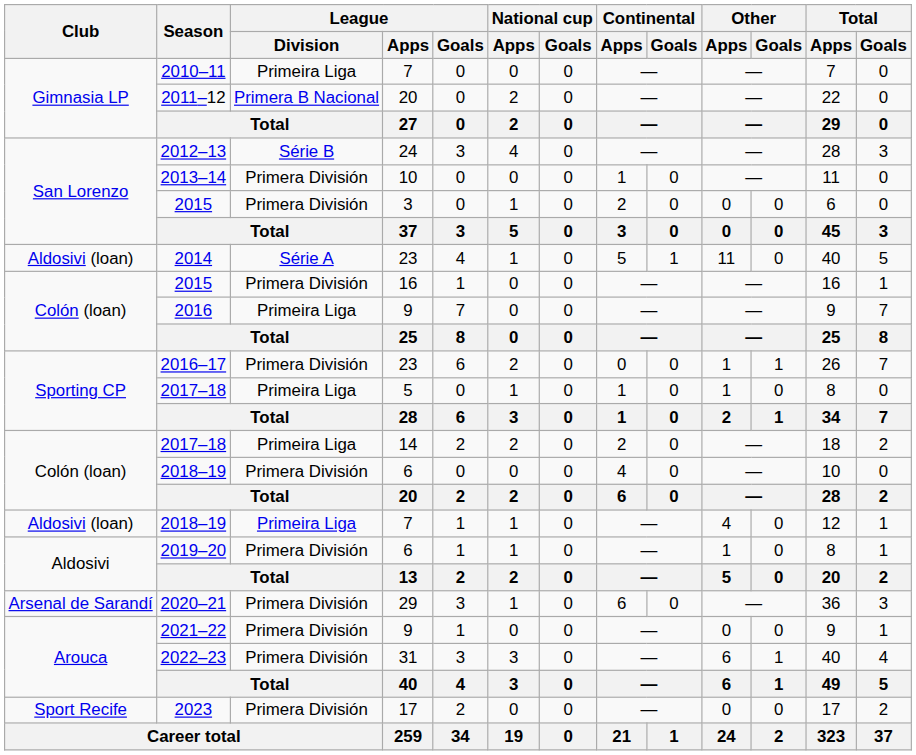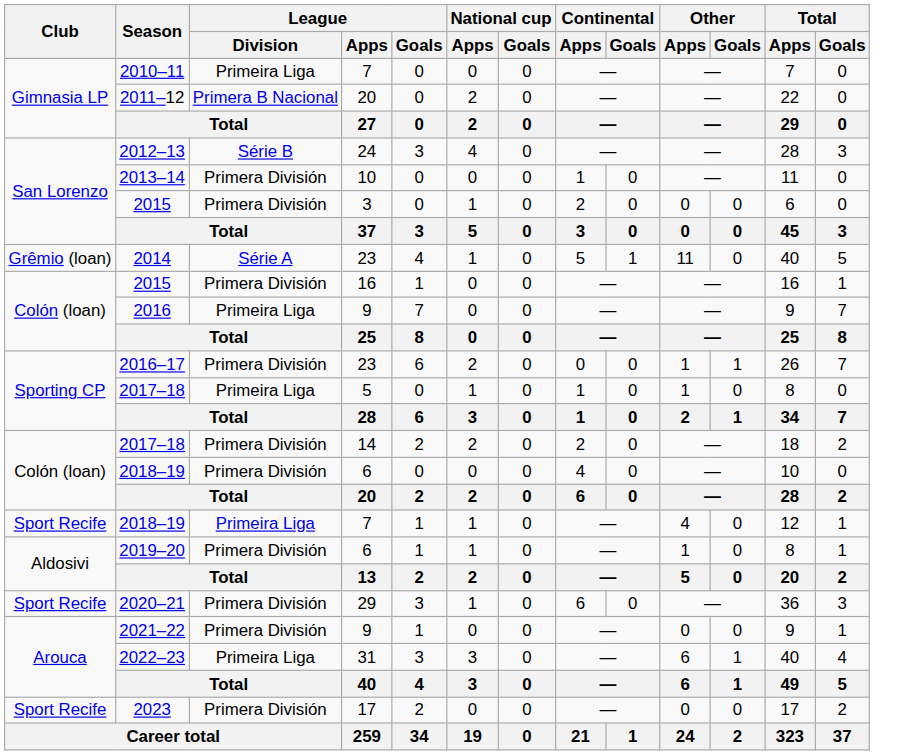(81, 258) Aldosivi (loan) -> (60, 258) Grêmio (loan)
(307, 444) Primeira Liga -> (265, 444) Primera División
(81, 524) Aldosivi (loan) -> (60, 524) Sport Recife
(81, 604) Arsenal de Sarandí -> (60, 604) Sport Recife
(307, 657) Primera División -> (265, 657) Primeira Liga
